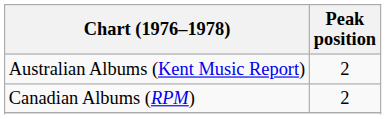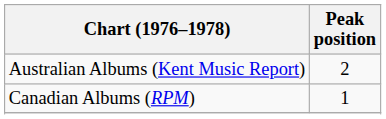(345, 98) 2 -> (345, 98) 1
